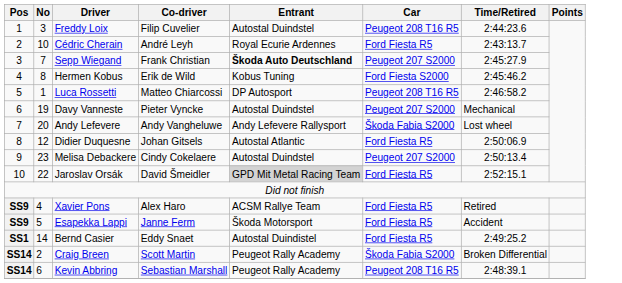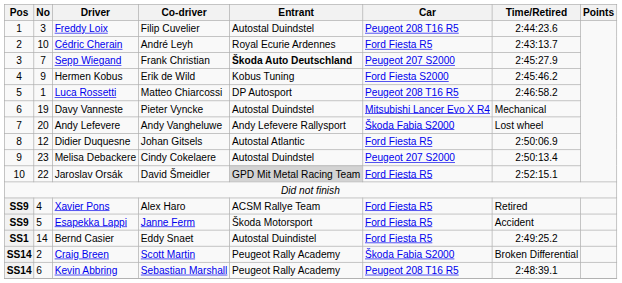(43, 77) 8 -> (43, 77) 9
(410, 109) Peugeot 207 S2000 -> (427, 109) Mitsubishi Lancer Evo X R4
